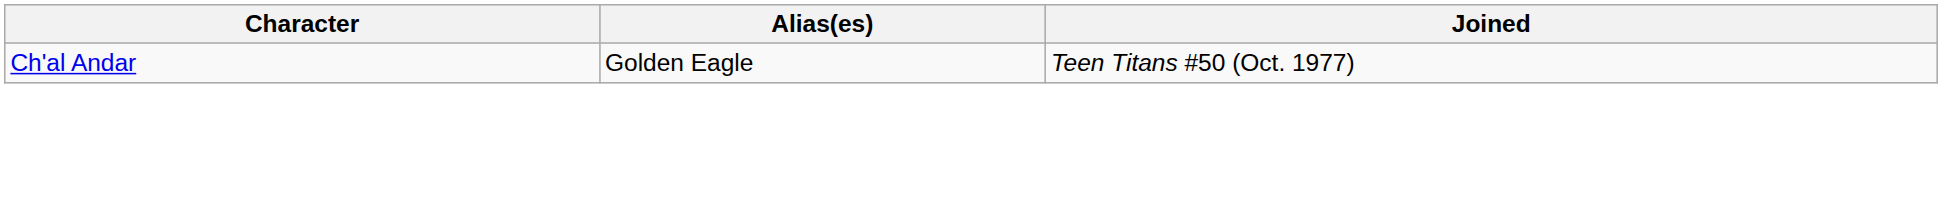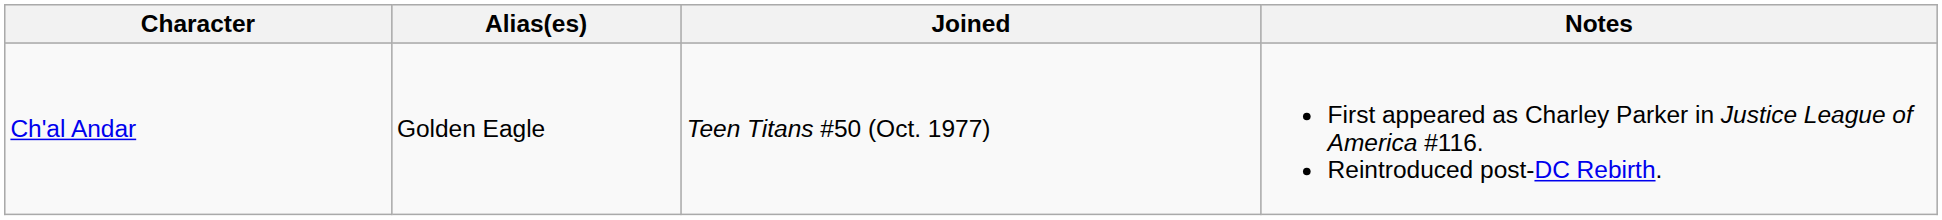+ column: (1599, 23)
